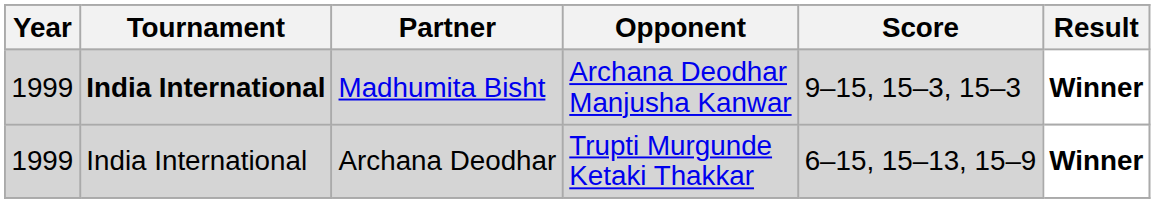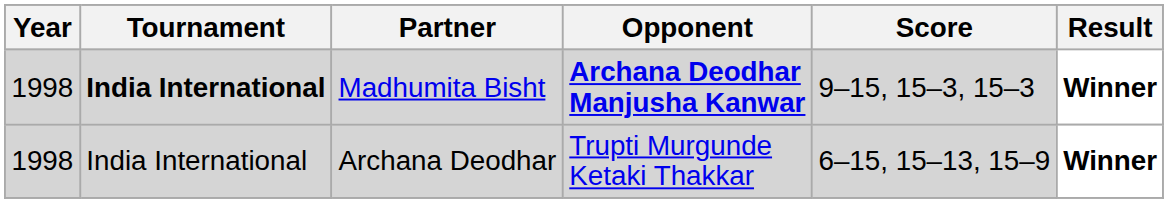(42, 87) 1999 -> (42, 87) 1998
(680, 87) normal -> (687, 87) bold
(42, 161) 1999 -> (42, 161) 1998
